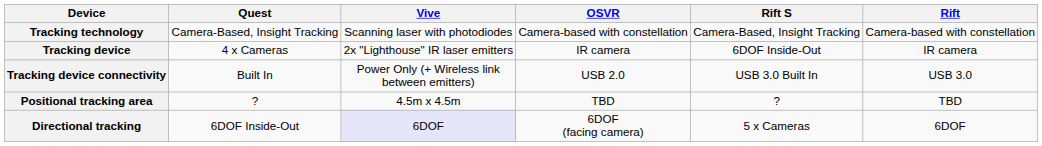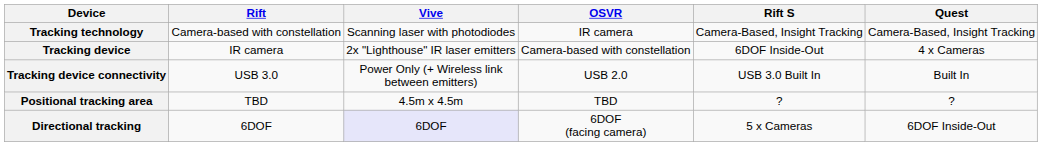columns swapped: (950, 13) <-> (255, 13)
(603, 32) Camera-based with constellation -> (606, 32) IR camera
(603, 50) IR camera -> (606, 50) Camera-based with constellation
